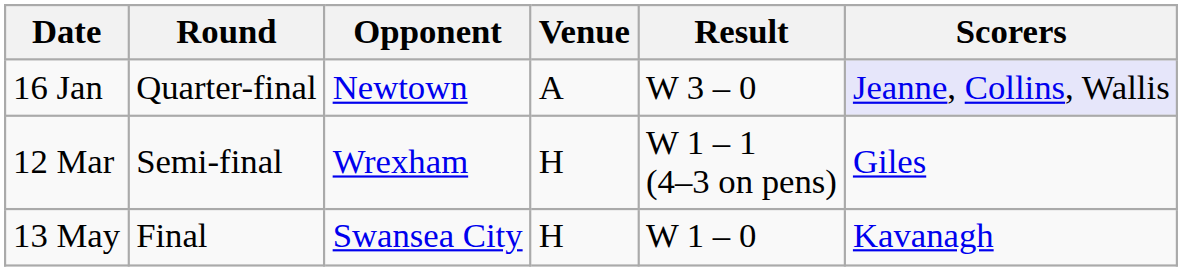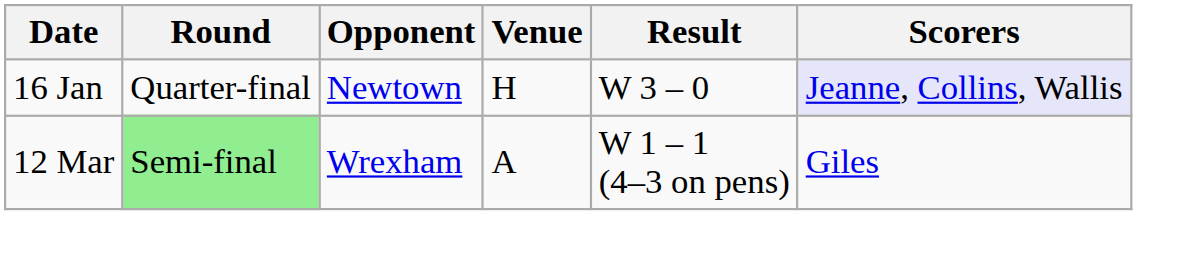(551, 87) A -> (504, 87) H
(209, 161) no background -> (204, 161) lightgreen background
(551, 161) H -> (504, 161) A
- row: (67, 236)
